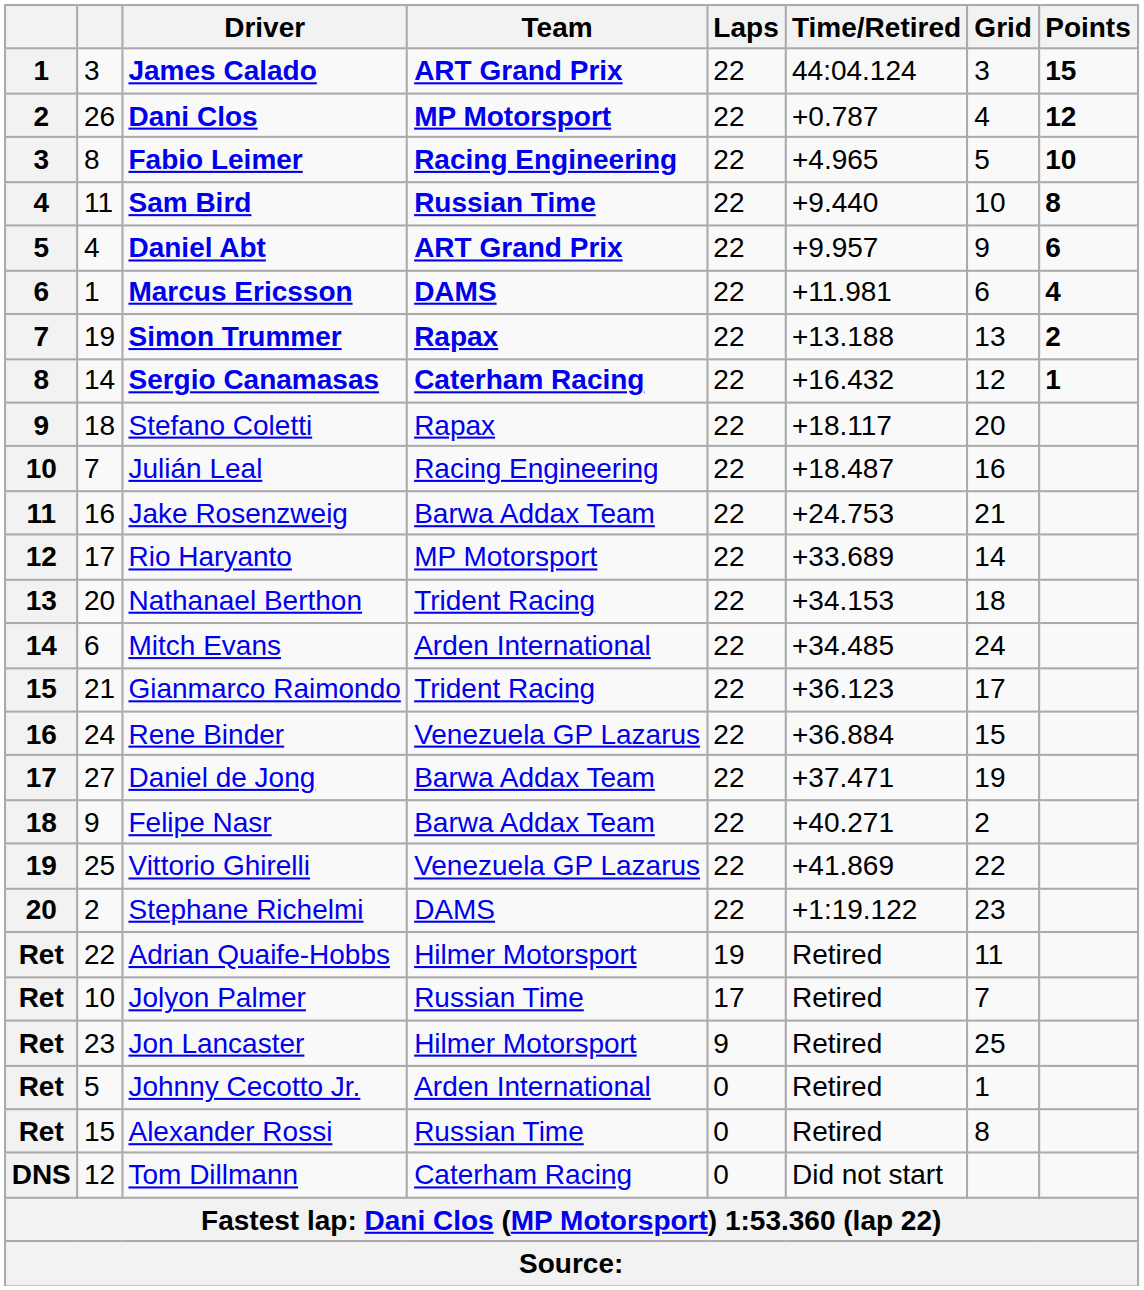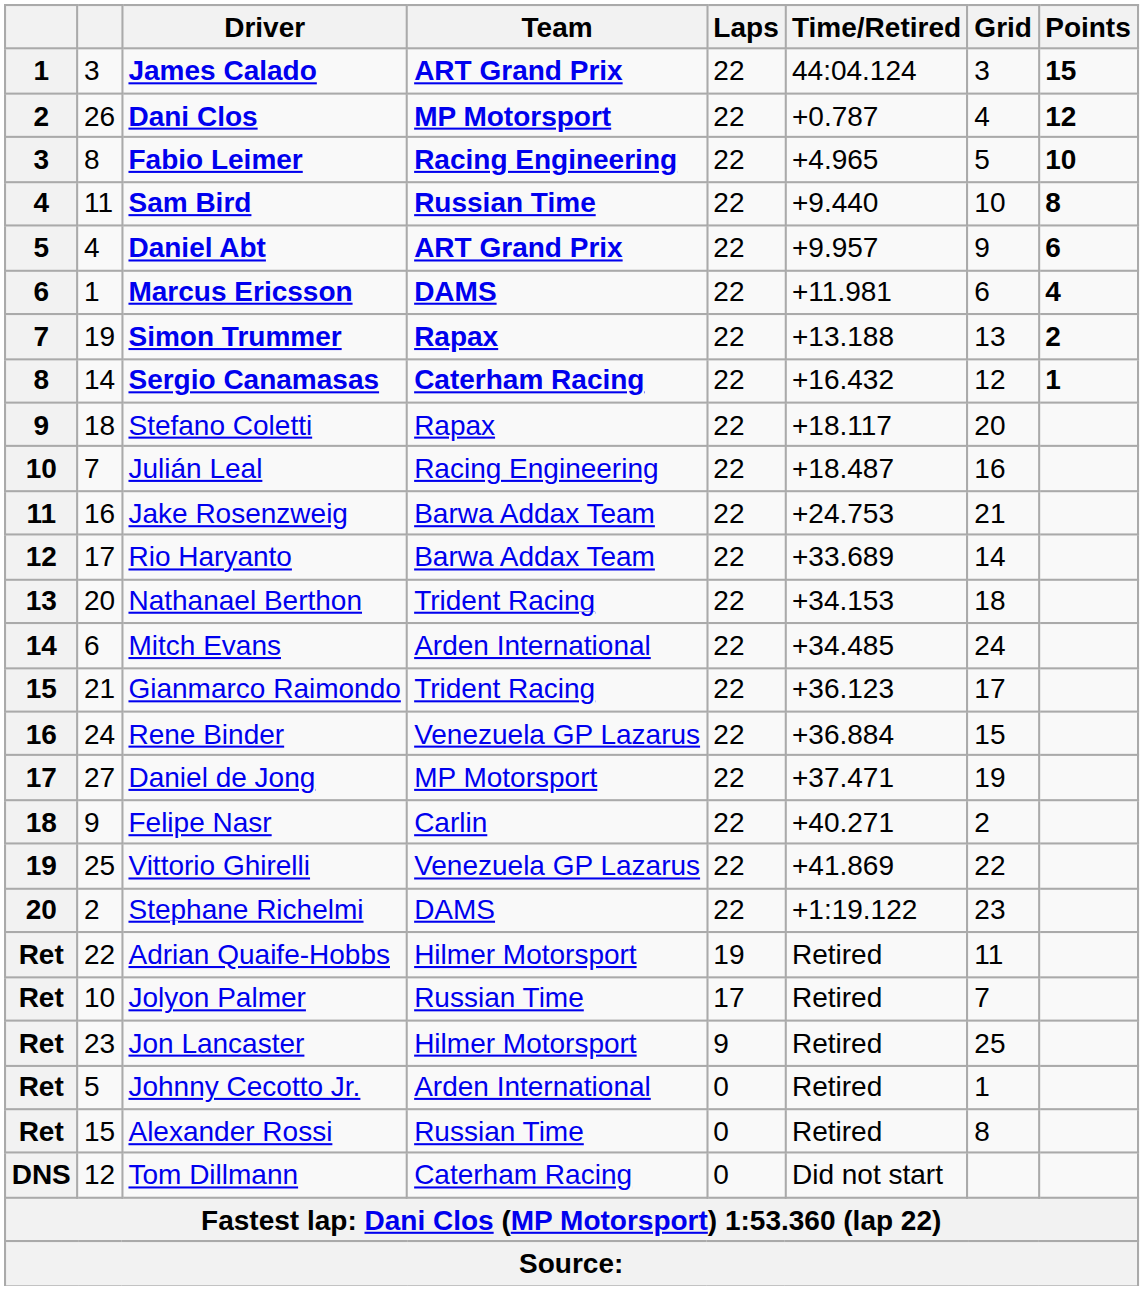(506, 557) MP Motorsport -> (535, 557) Barwa Addax Team
(535, 777) Barwa Addax Team -> (506, 777) MP Motorsport
(535, 822) Barwa Addax Team -> (451, 822) Carlin
